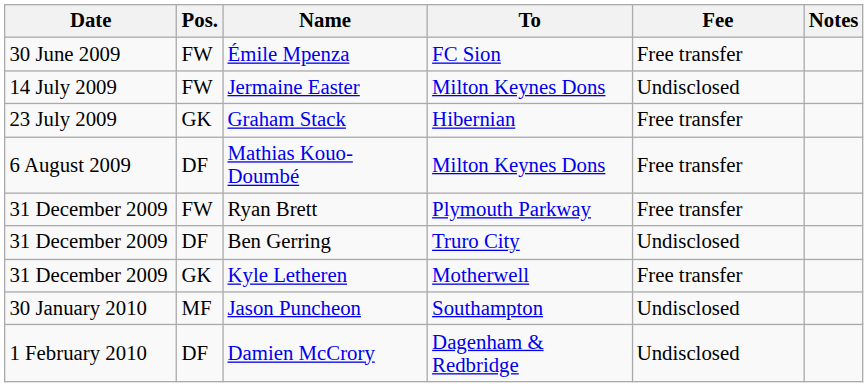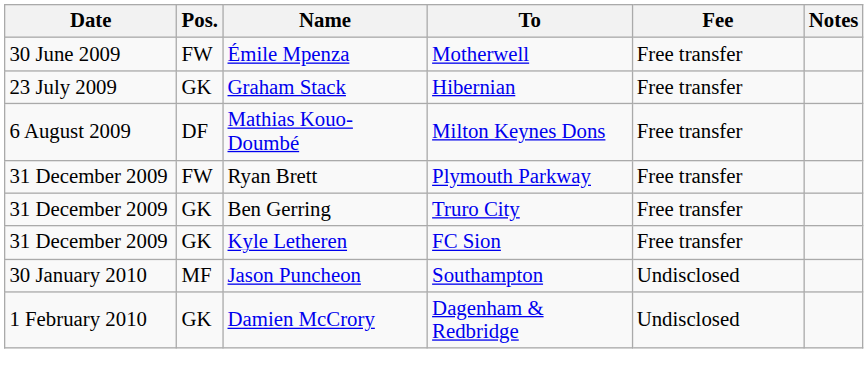(467, 53) FC Sion -> (481, 53) Motherwell
- row: (294, 86)
(195, 242) DF -> (197, 209) GK
(688, 242) Undisclosed -> (690, 209) Free transfer
(481, 275) Motherwell -> (467, 242) FC Sion
(195, 352) DF -> (197, 319) GK
